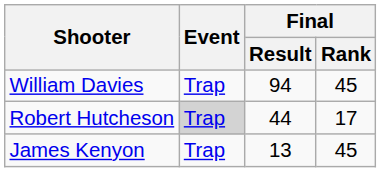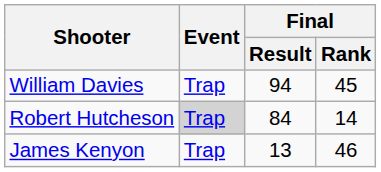(280, 118) 44 -> (280, 118) 84
(346, 118) 17 -> (346, 118) 14
(346, 150) 45 -> (346, 150) 46
